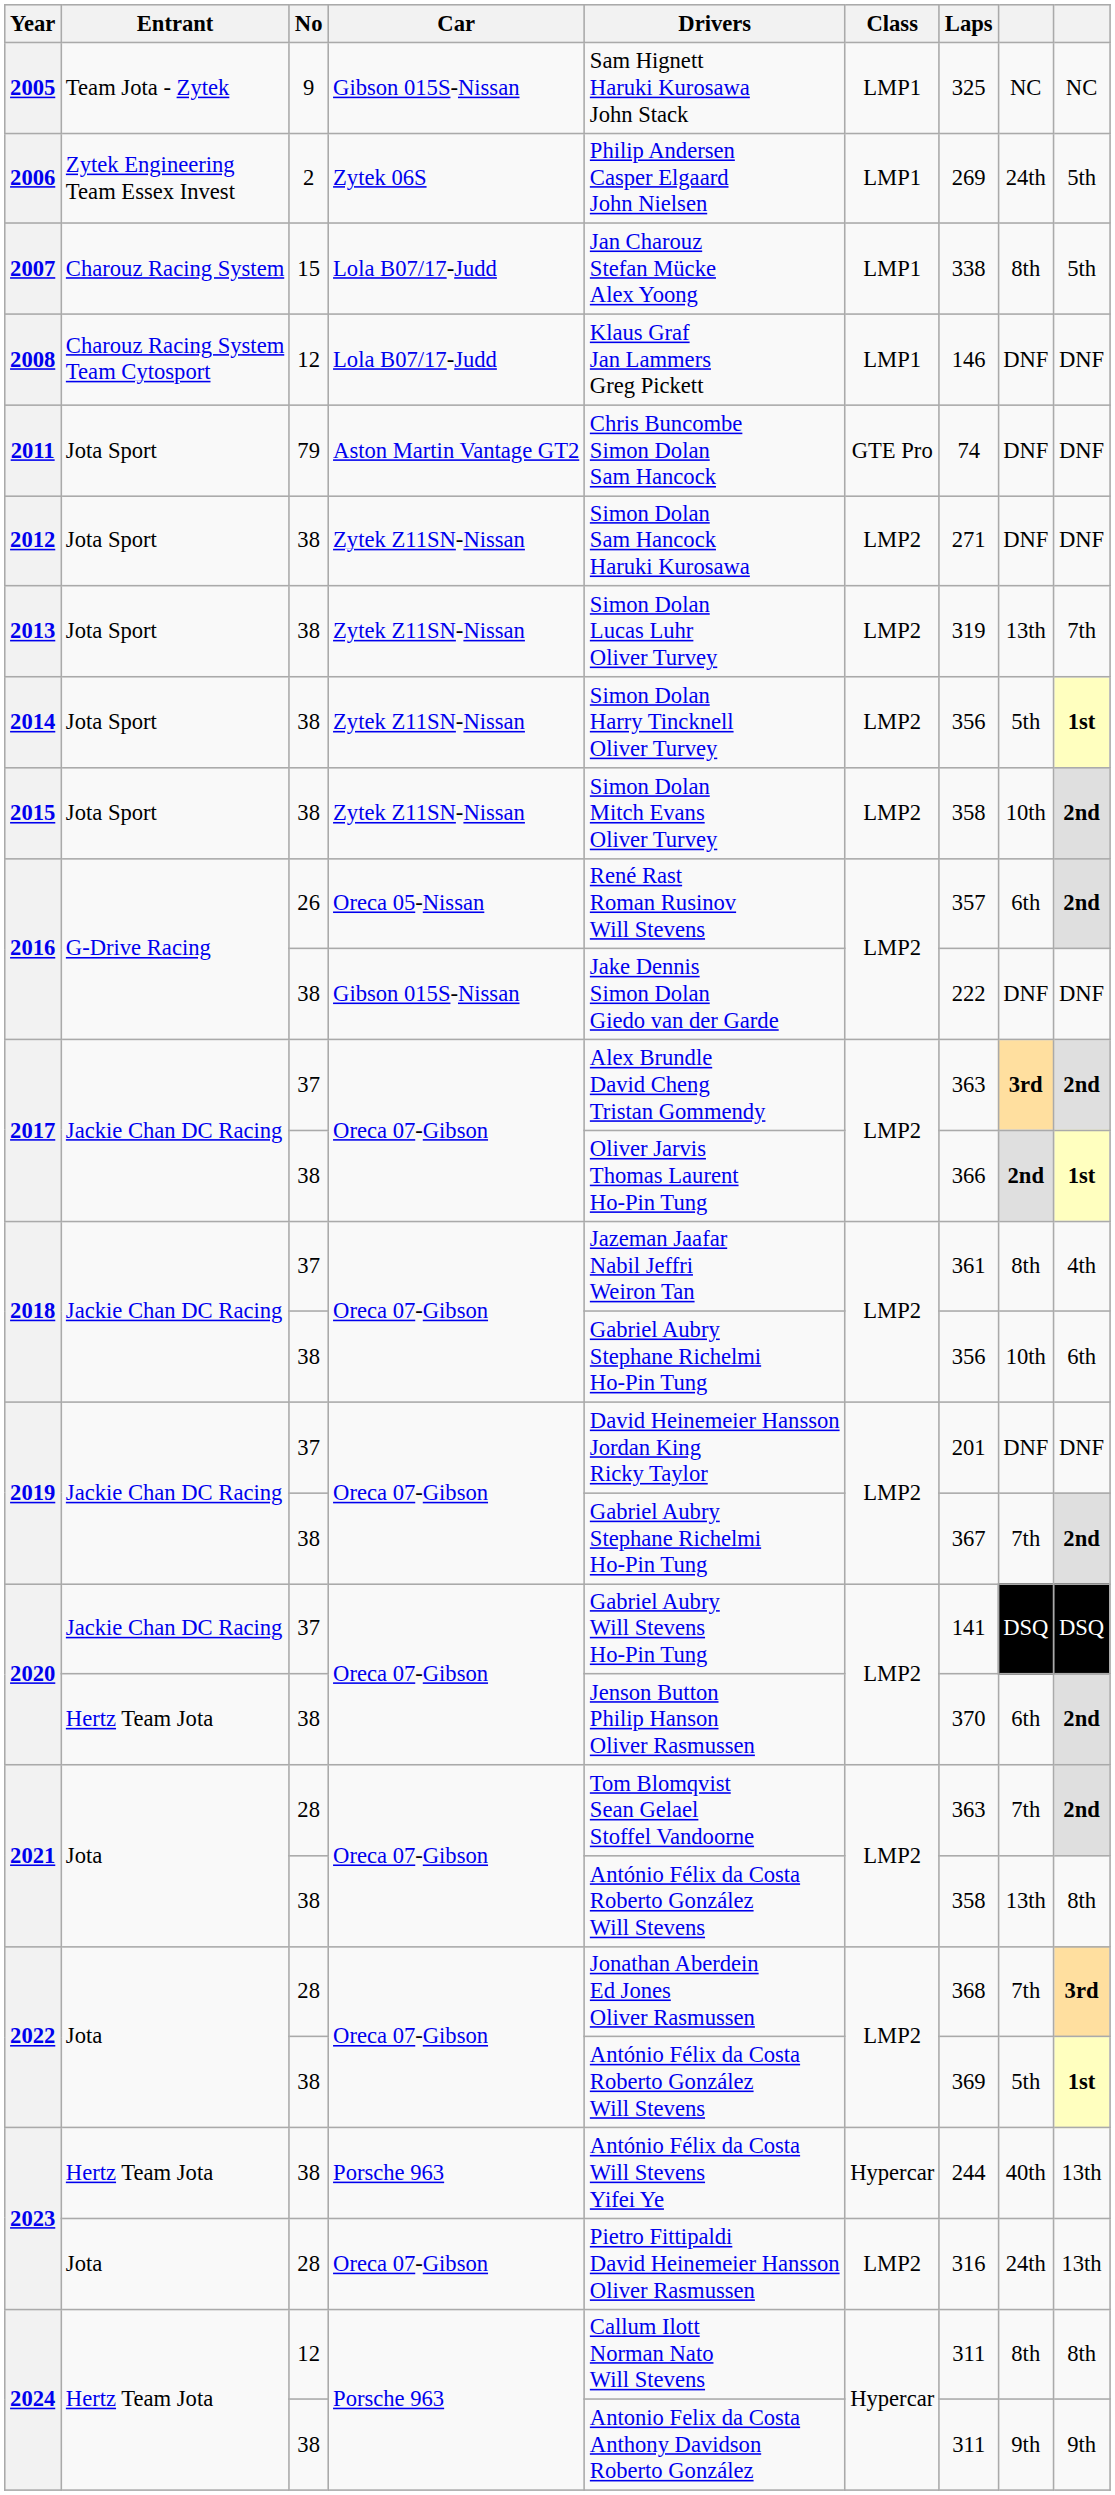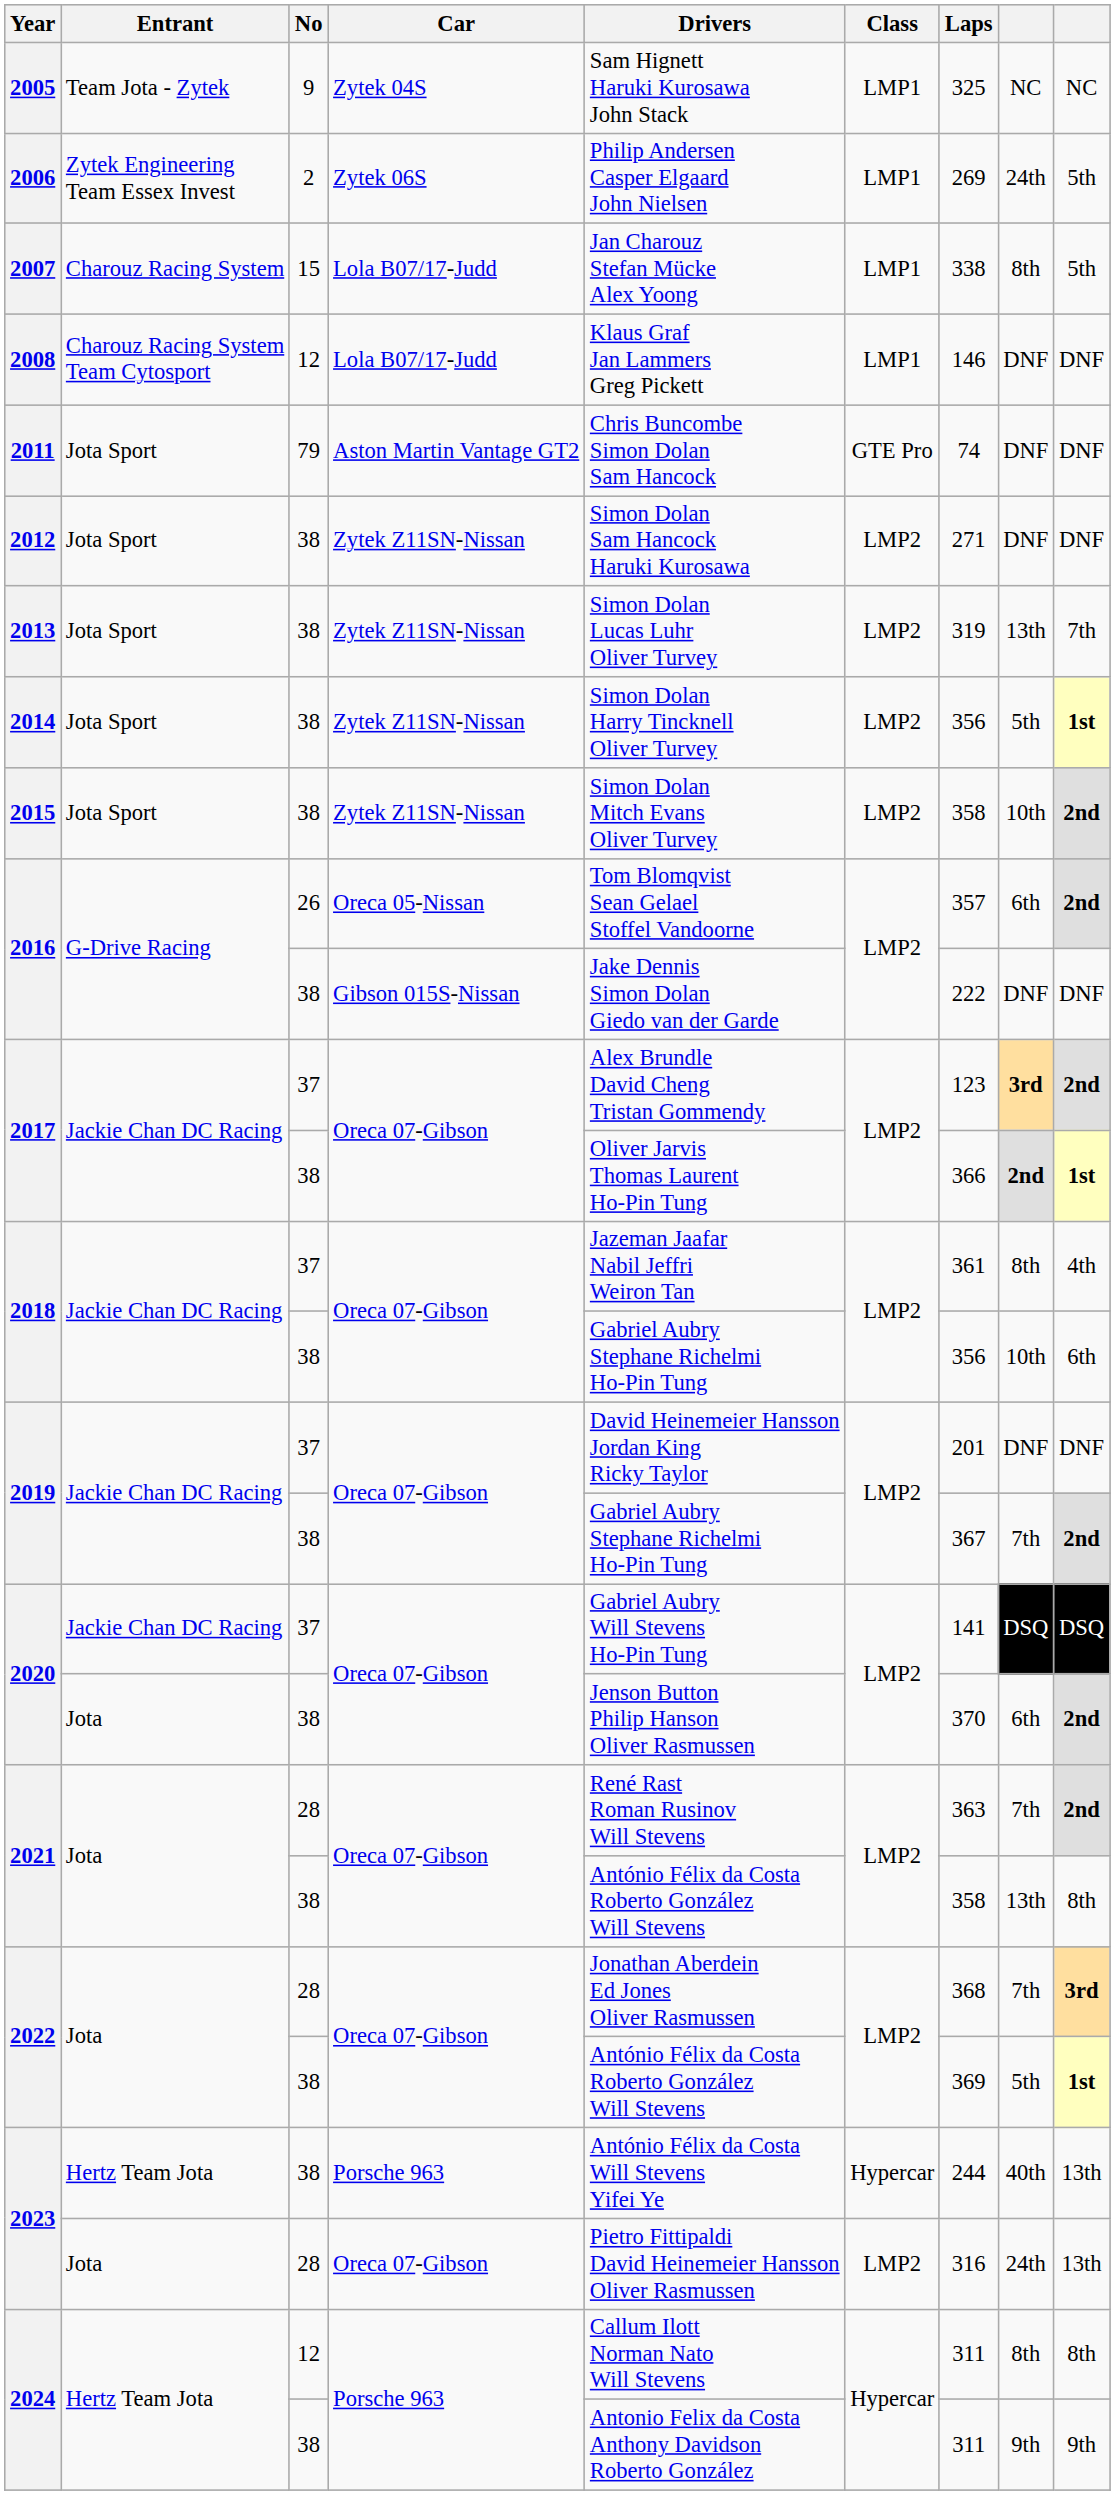(426, 87) Gibson 015S-Nissan -> (380, 87) Zytek 04S
(663, 903) René Rast Roman Rusinov Will Stevens -> (672, 903) Tom Blomqvist Sean Gelael Stoffel Vandoorne
(969, 1084) 363 -> (969, 1084) 123
(140, 1719) Hertz Team Jota -> (84, 1719) Jota
(672, 1810) Tom Blomqvist Sean Gelael Stoffel Vandoorne -> (663, 1810) René Rast Roman Rusinov Will Stevens
